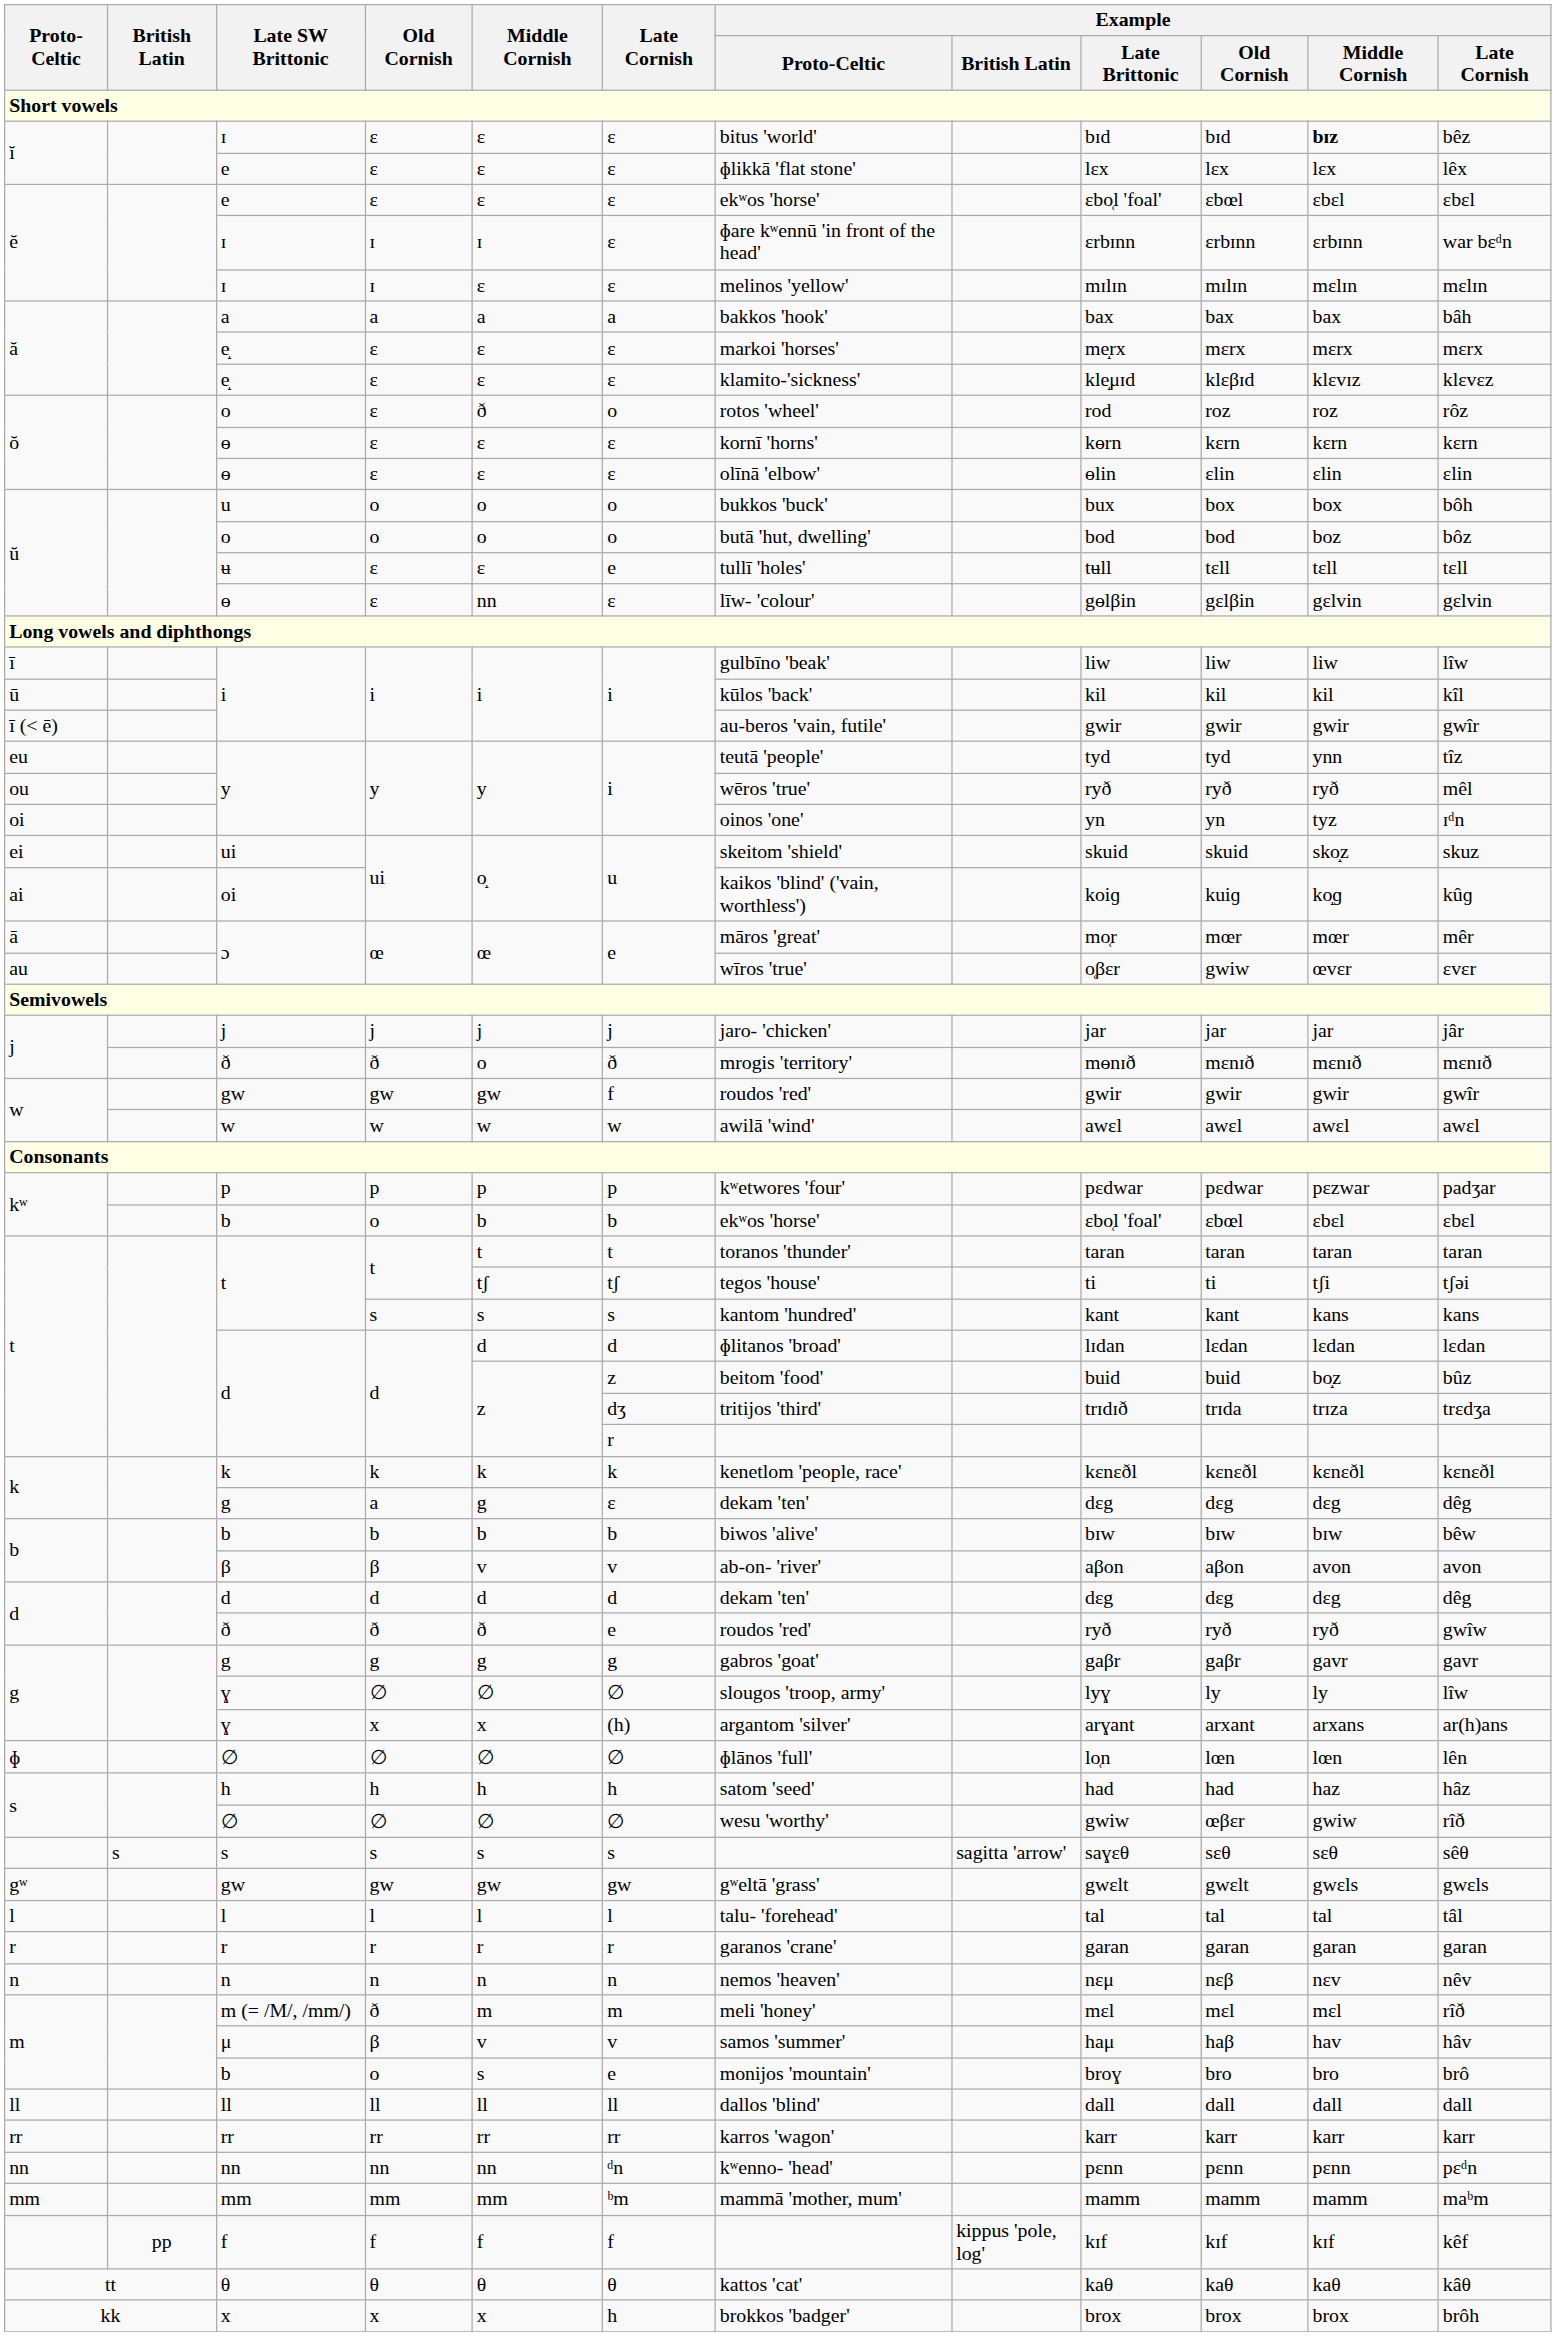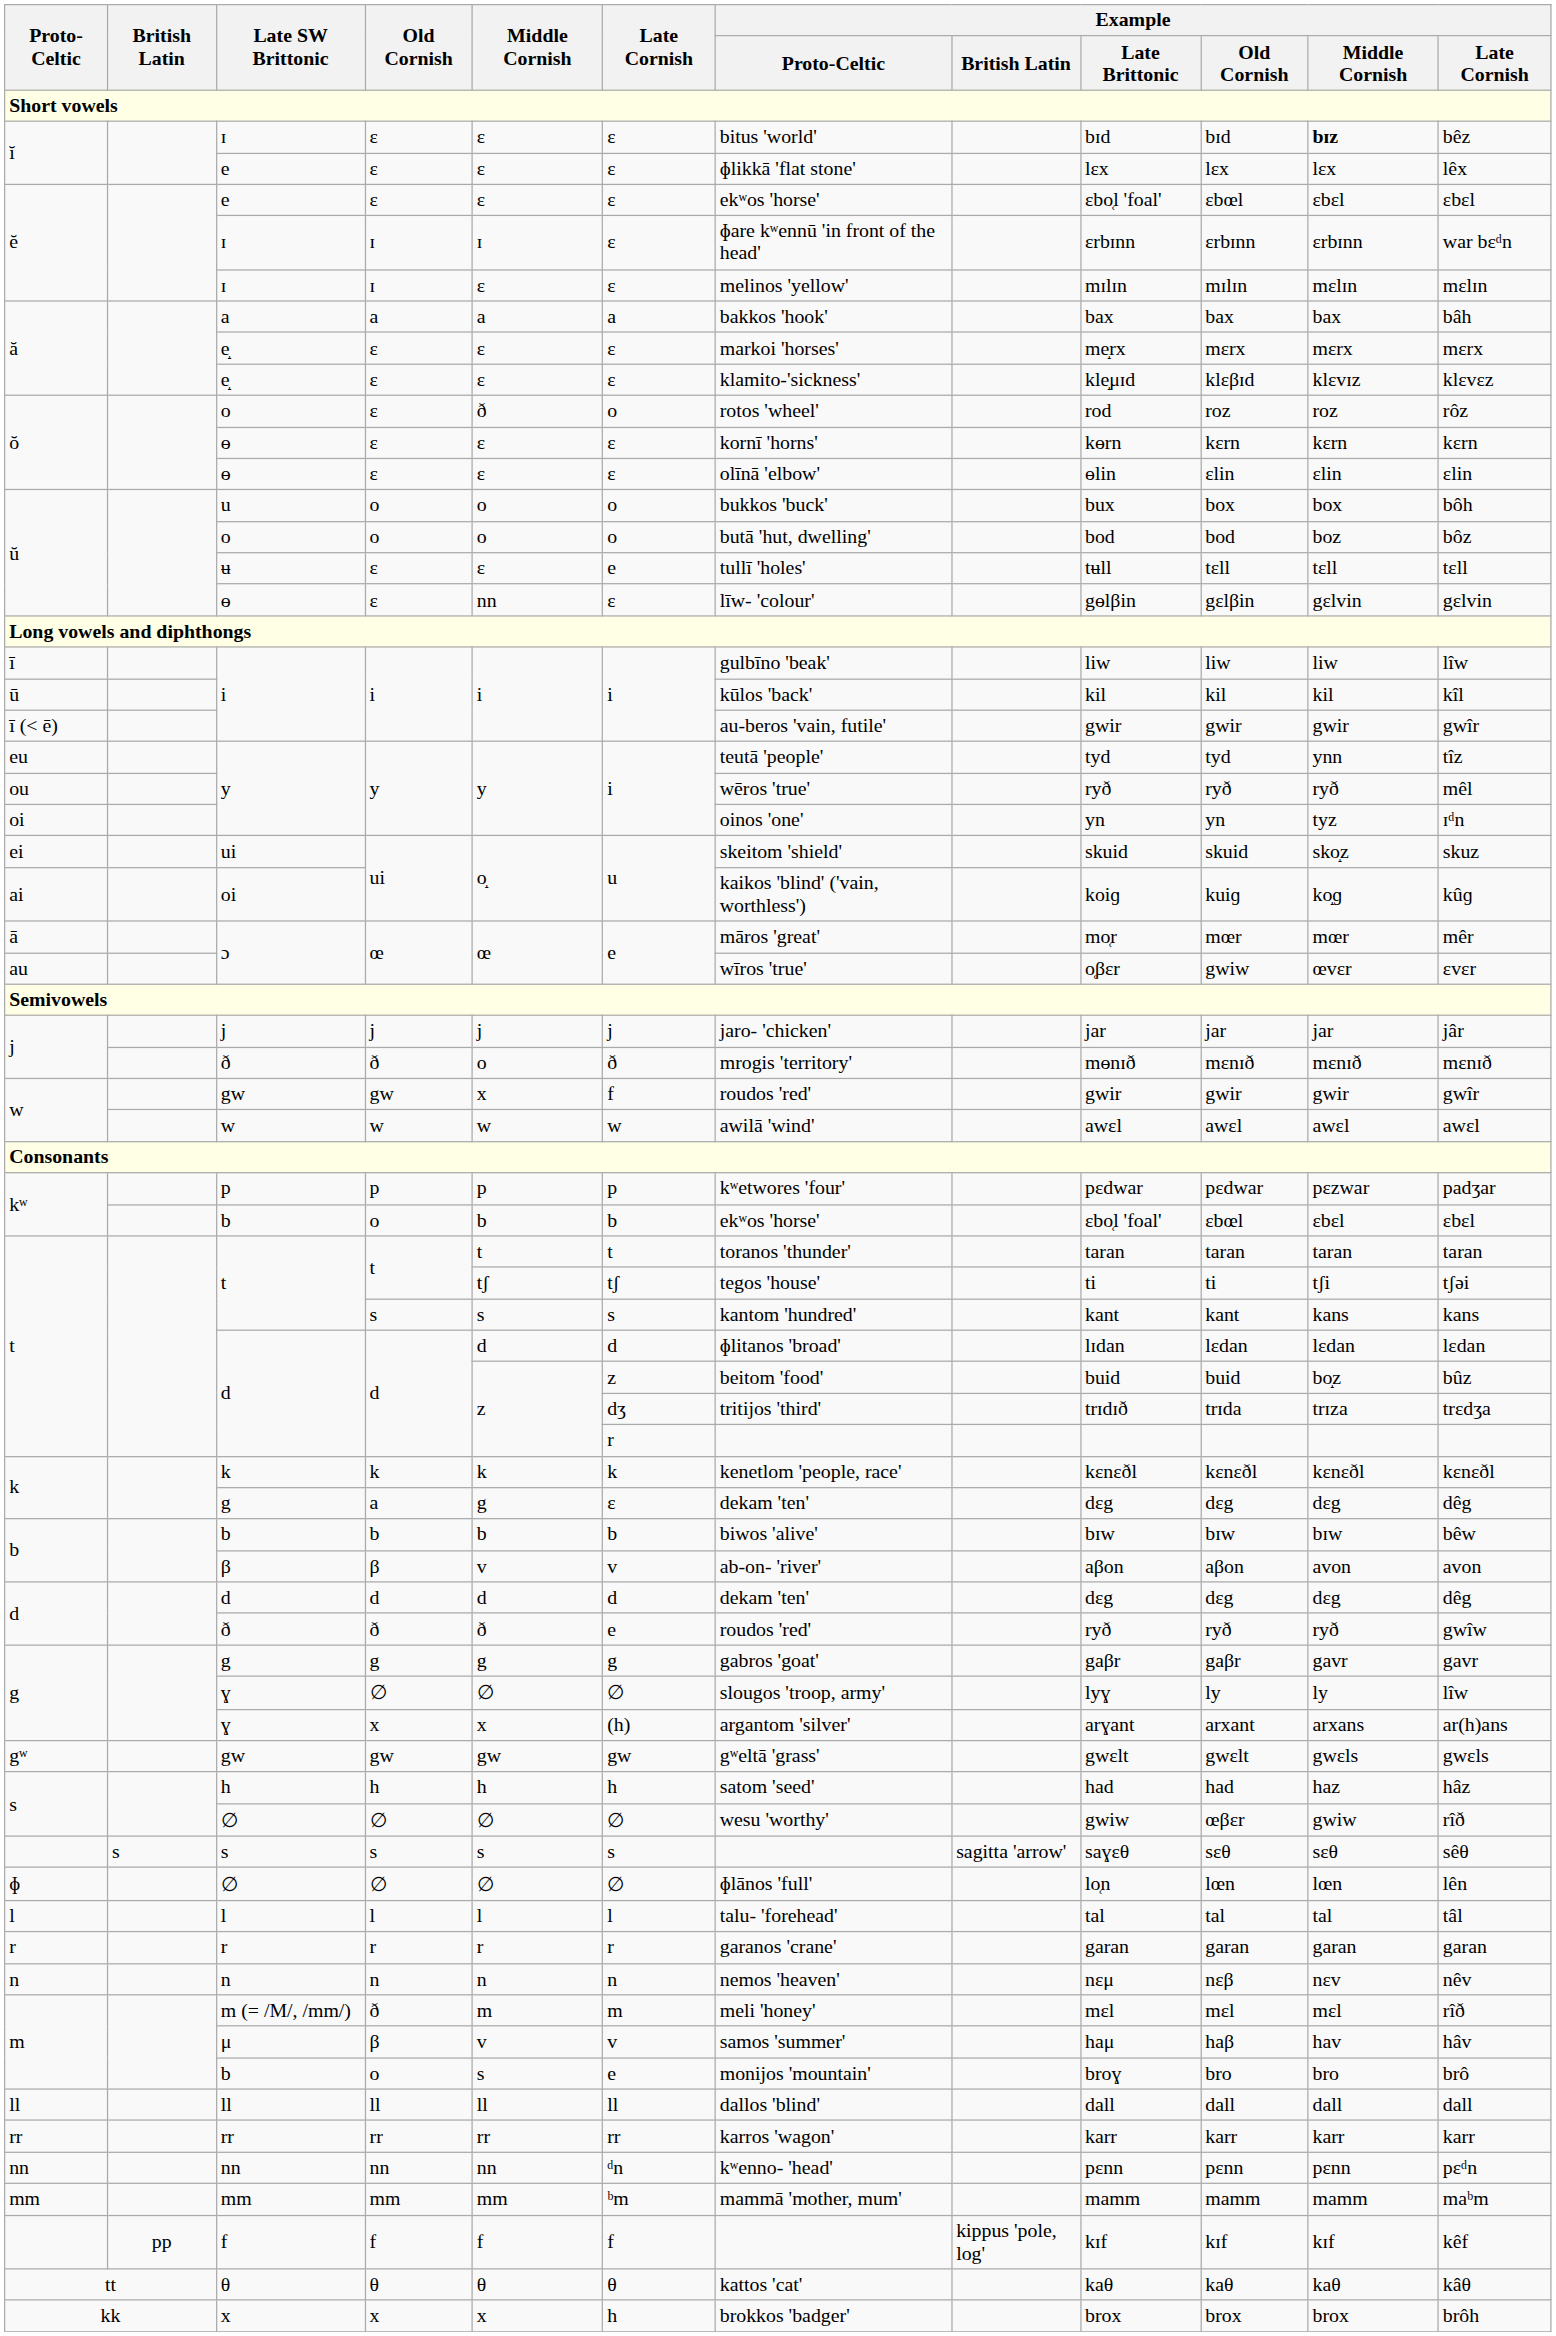(489, 1094) gw -> (482, 1094) x
rows swapped: (18, 1884) <-> (15, 1756)
